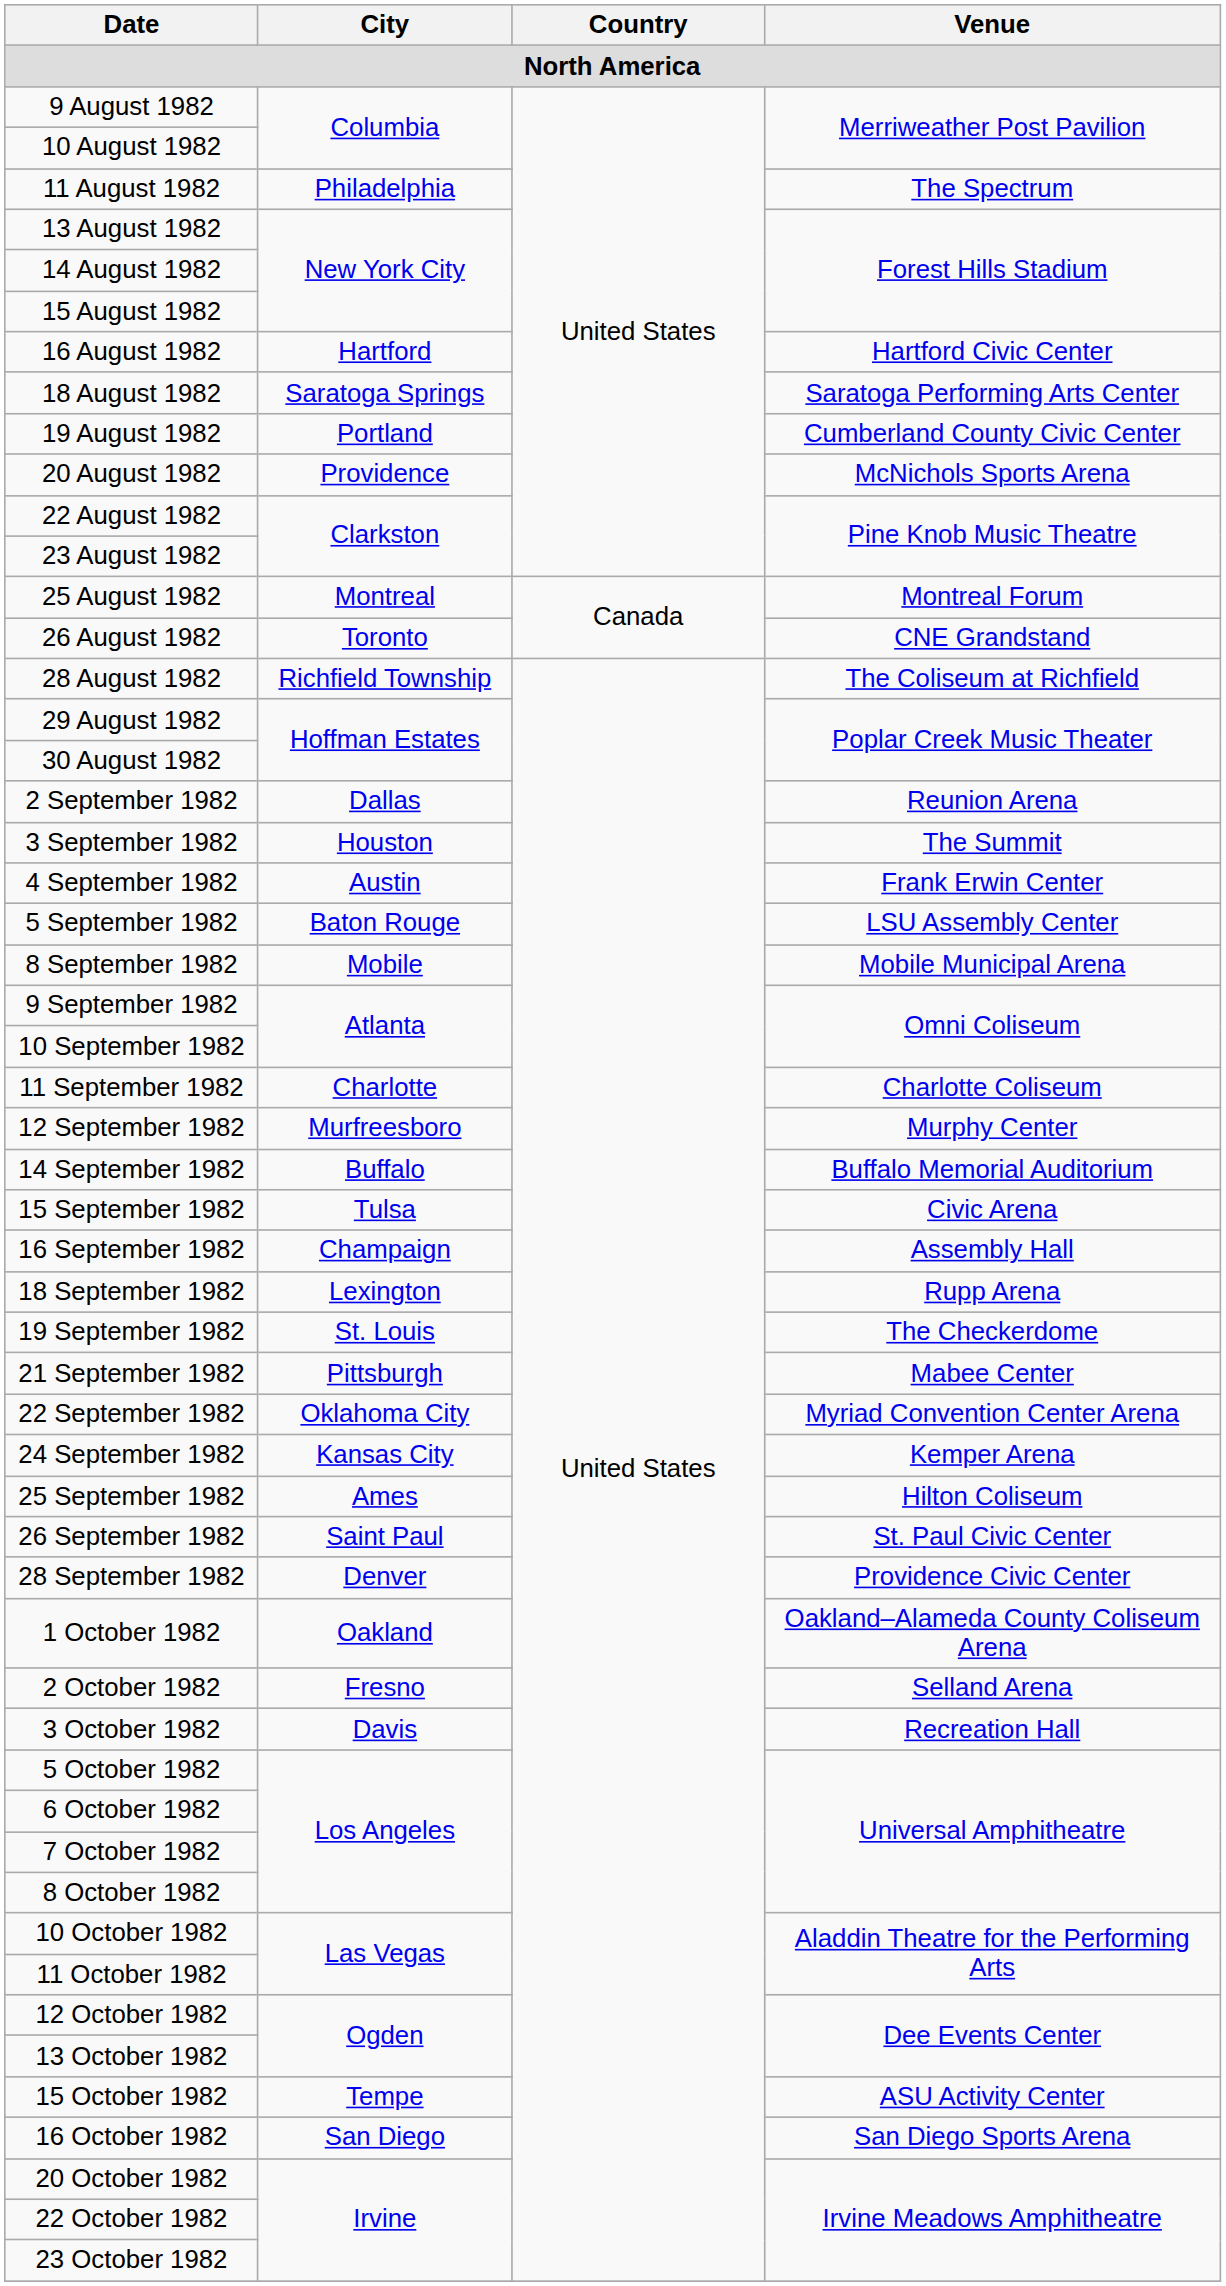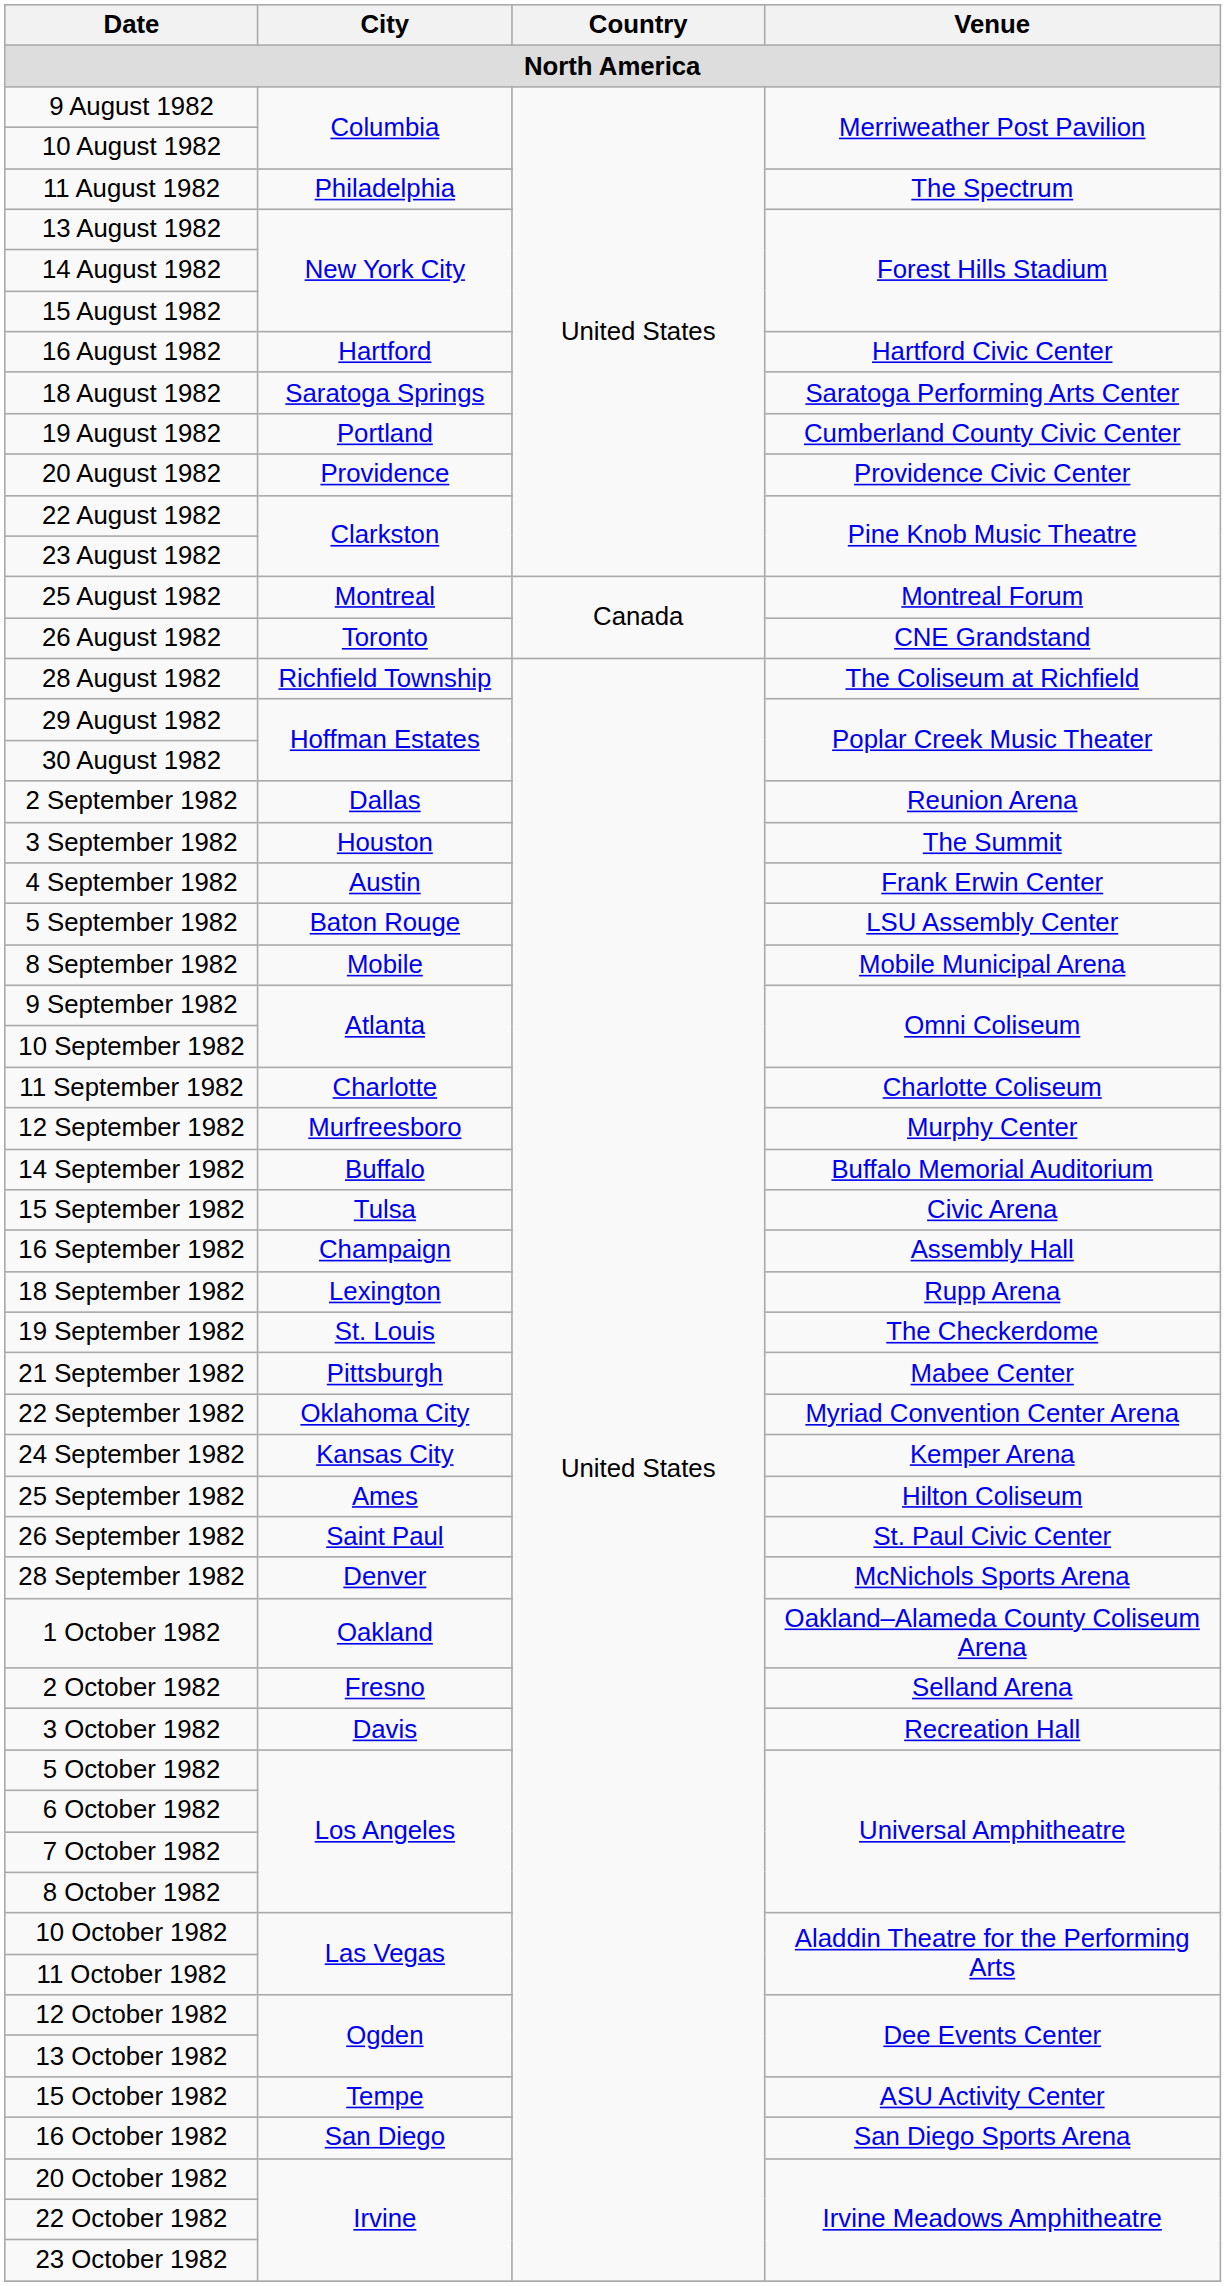(992, 474) McNichols Sports Arena -> (992, 474) Providence Civic Center
(992, 1577) Providence Civic Center -> (992, 1577) McNichols Sports Arena
